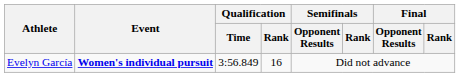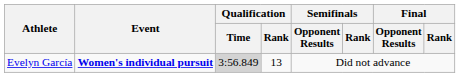(238, 63) no background -> (238, 63) lightgrey background
(276, 63) 16 -> (276, 63) 13
